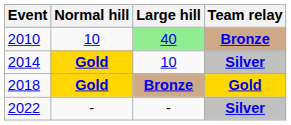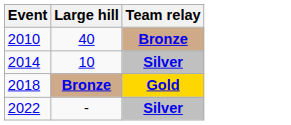- column: (92, 16)
(168, 39) lightgreen background -> (87, 39) no background
